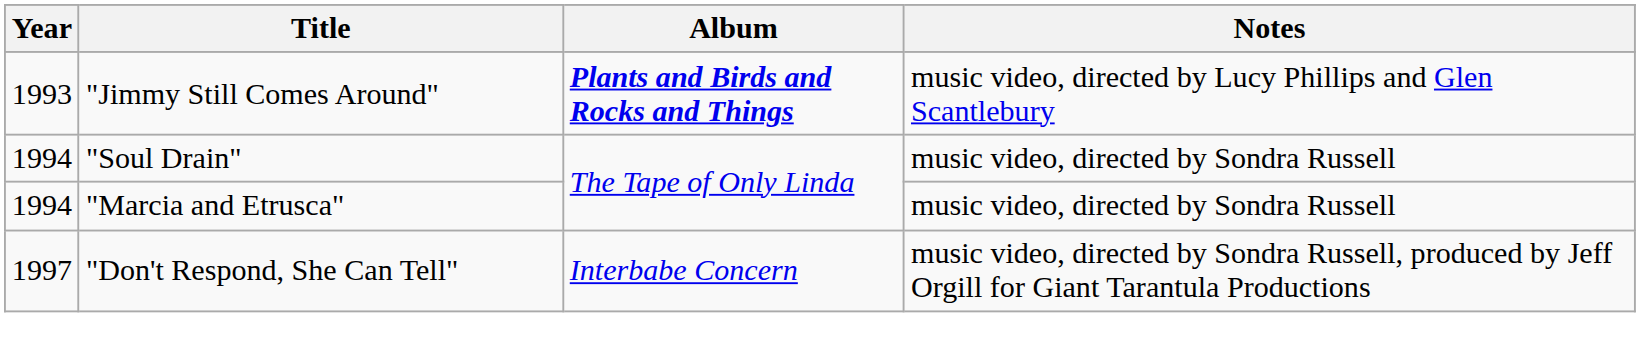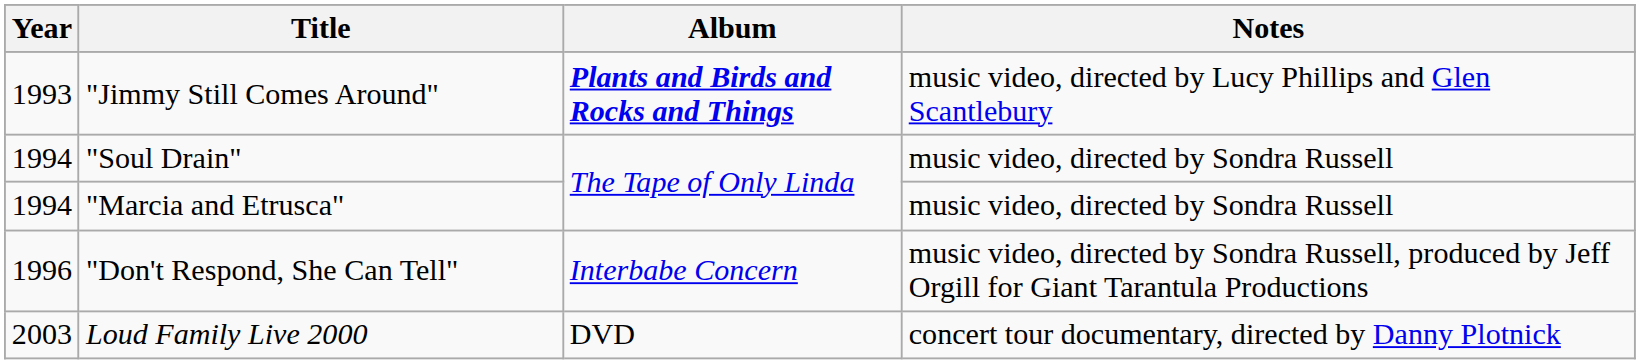(42, 269) 1997 -> (42, 269) 1996
+ row: (227, 334)
